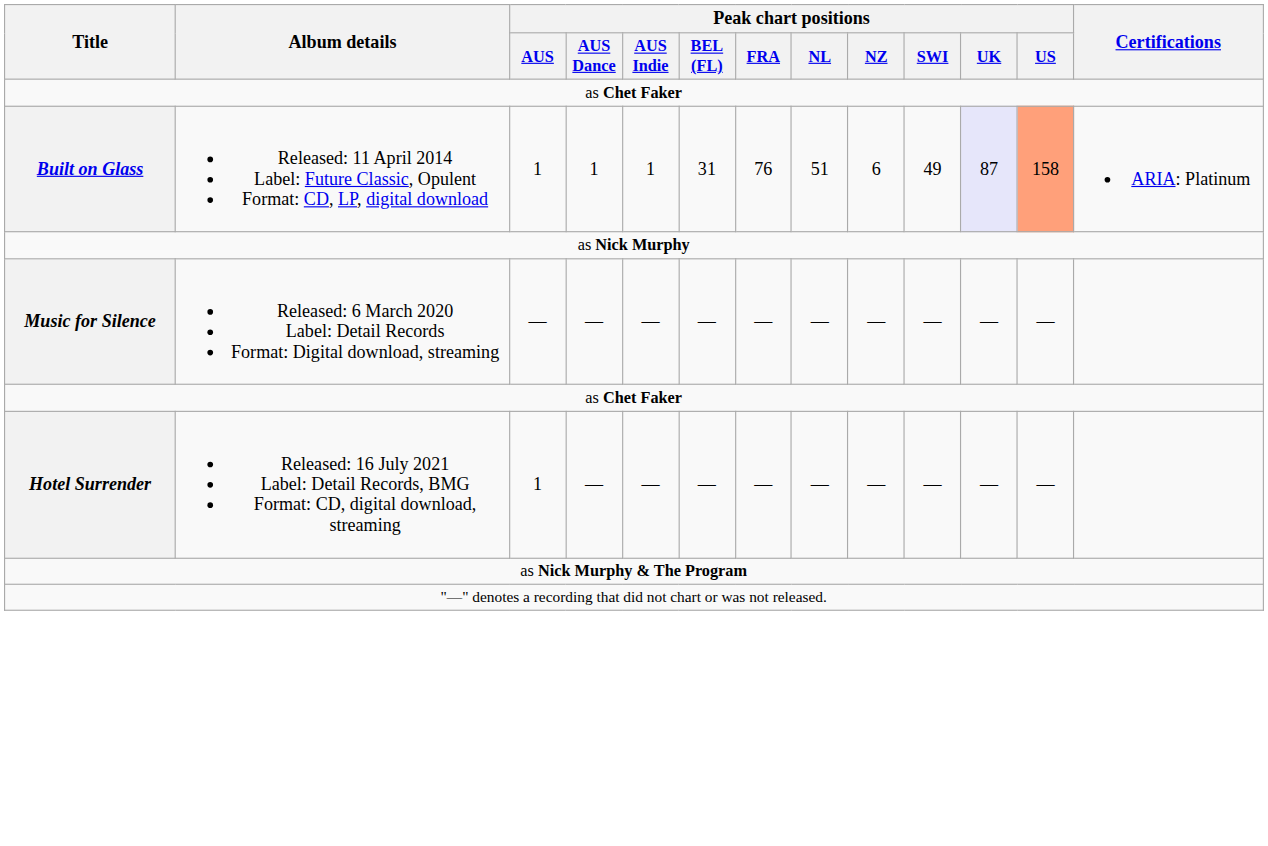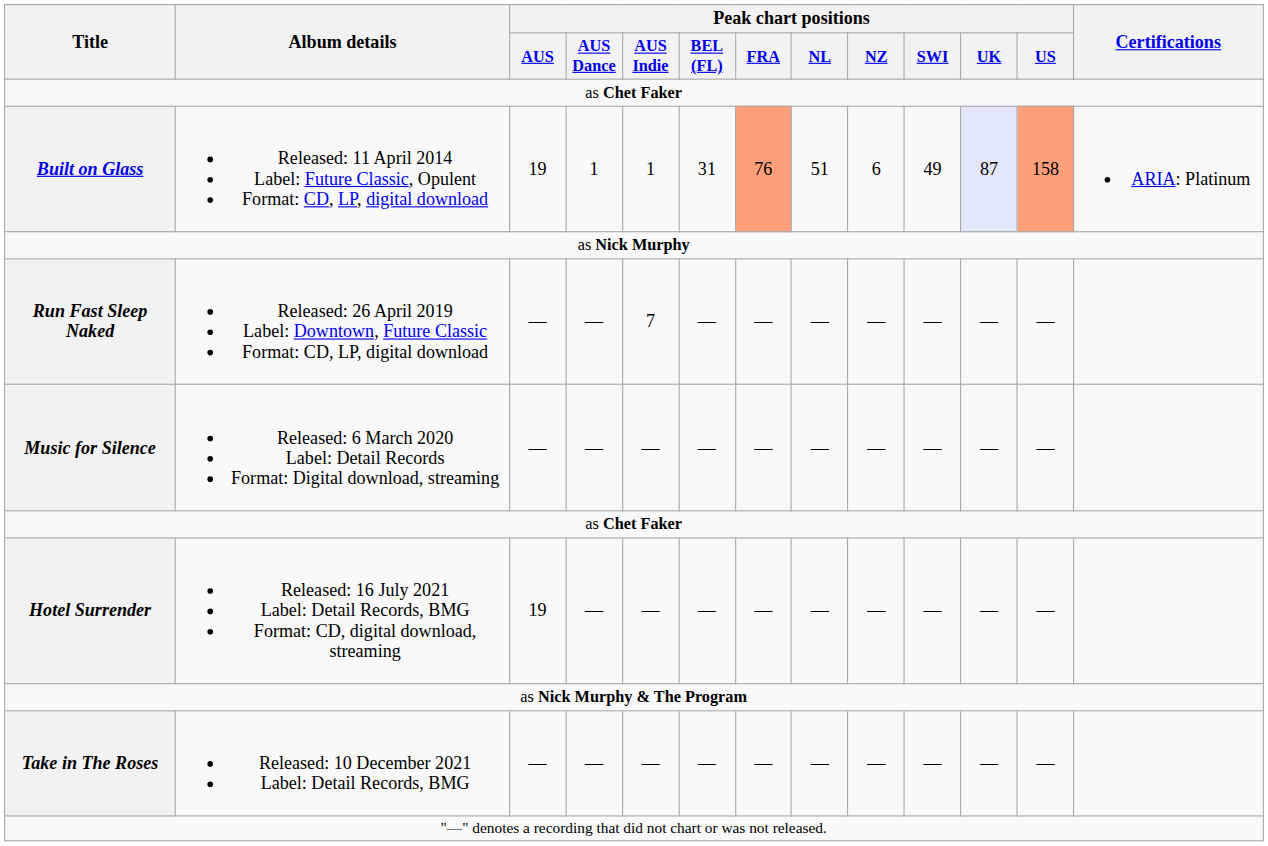(538, 168) 1 -> (538, 168) 19
(763, 168) no background -> (763, 168) lightsalmon background
+ row: (90, 321)
(538, 484) 1 -> (538, 610) 19
+ row: (90, 763)
